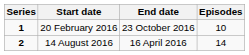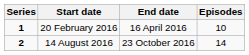(158, 27) 23 October 2016 -> (158, 27) 16 April 2016
(158, 43) 16 April 2016 -> (158, 43) 23 October 2016
